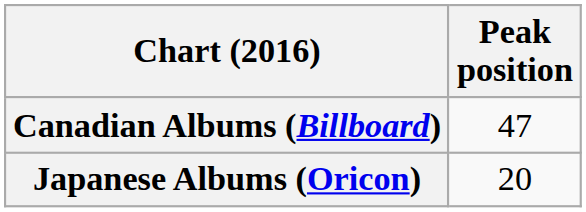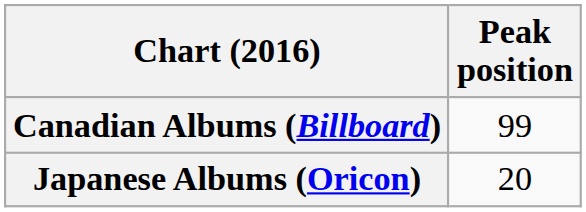(515, 124) 47 -> (515, 124) 99
